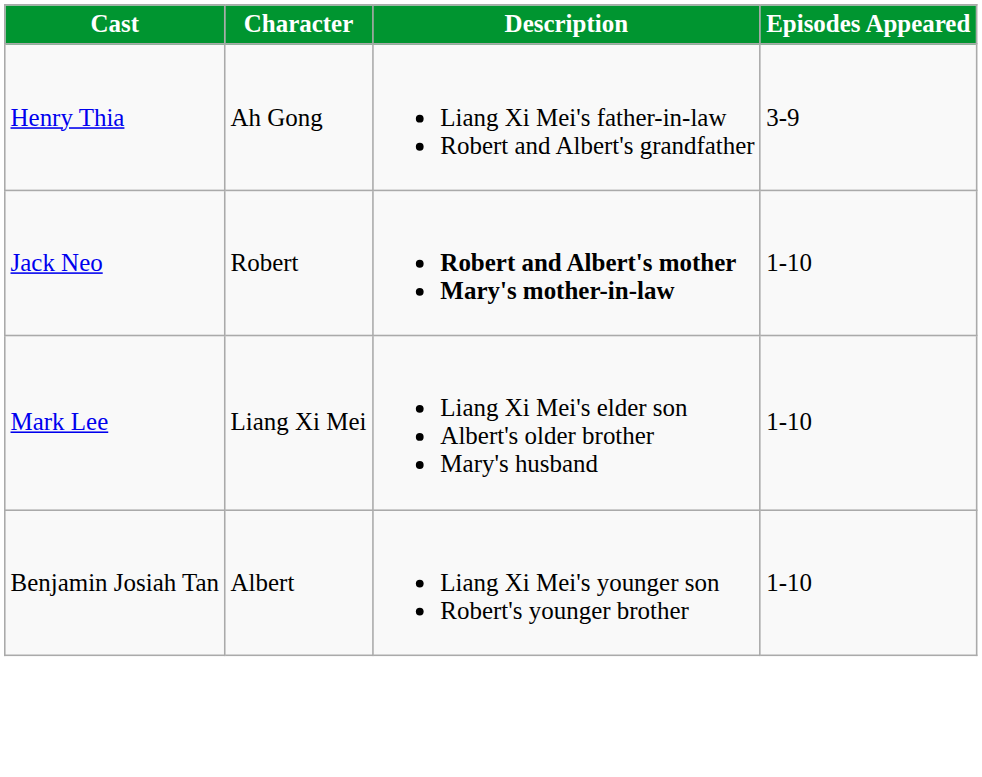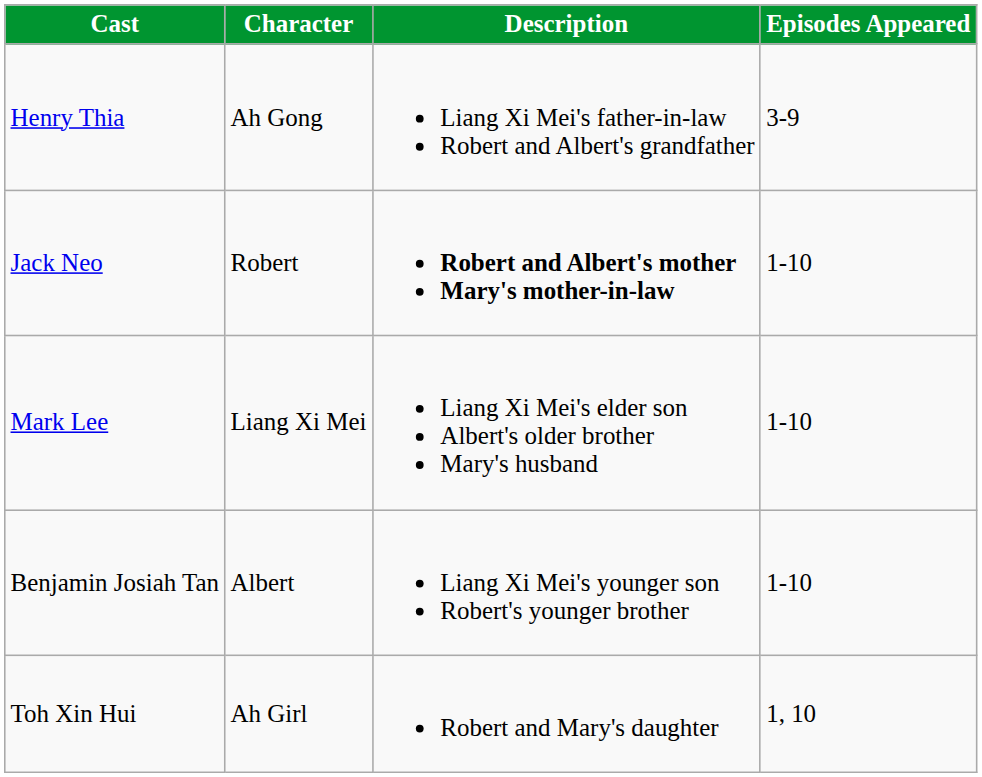+ row: (73, 713)
